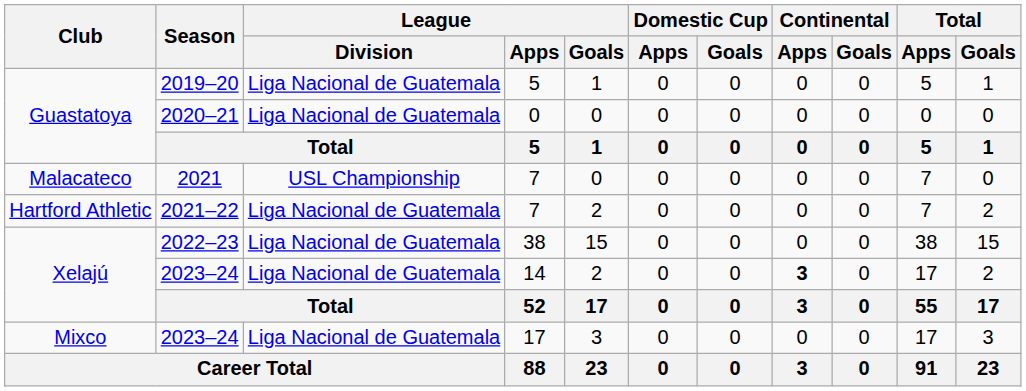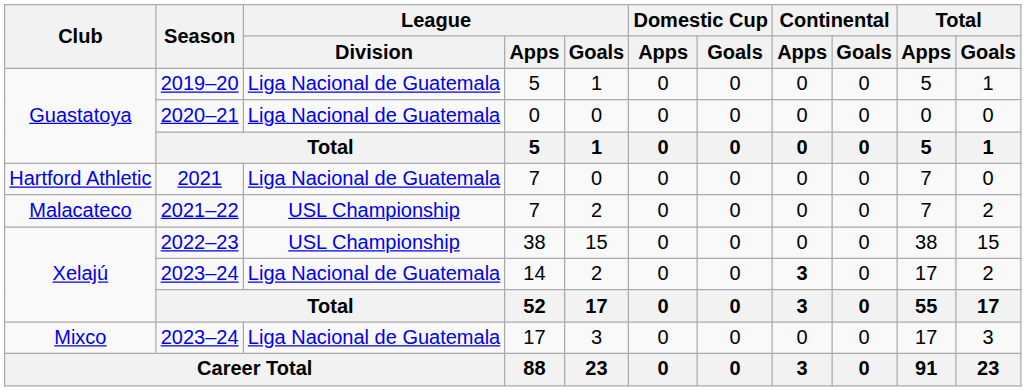(80, 178) Malacateco -> (80, 178) Hartford Athletic
(374, 178) USL Championship -> (374, 178) Liga Nacional de Guatemala
(80, 210) Hartford Athletic -> (80, 210) Malacateco
(374, 210) Liga Nacional de Guatemala -> (374, 210) USL Championship
(374, 242) Liga Nacional de Guatemala -> (374, 242) USL Championship
